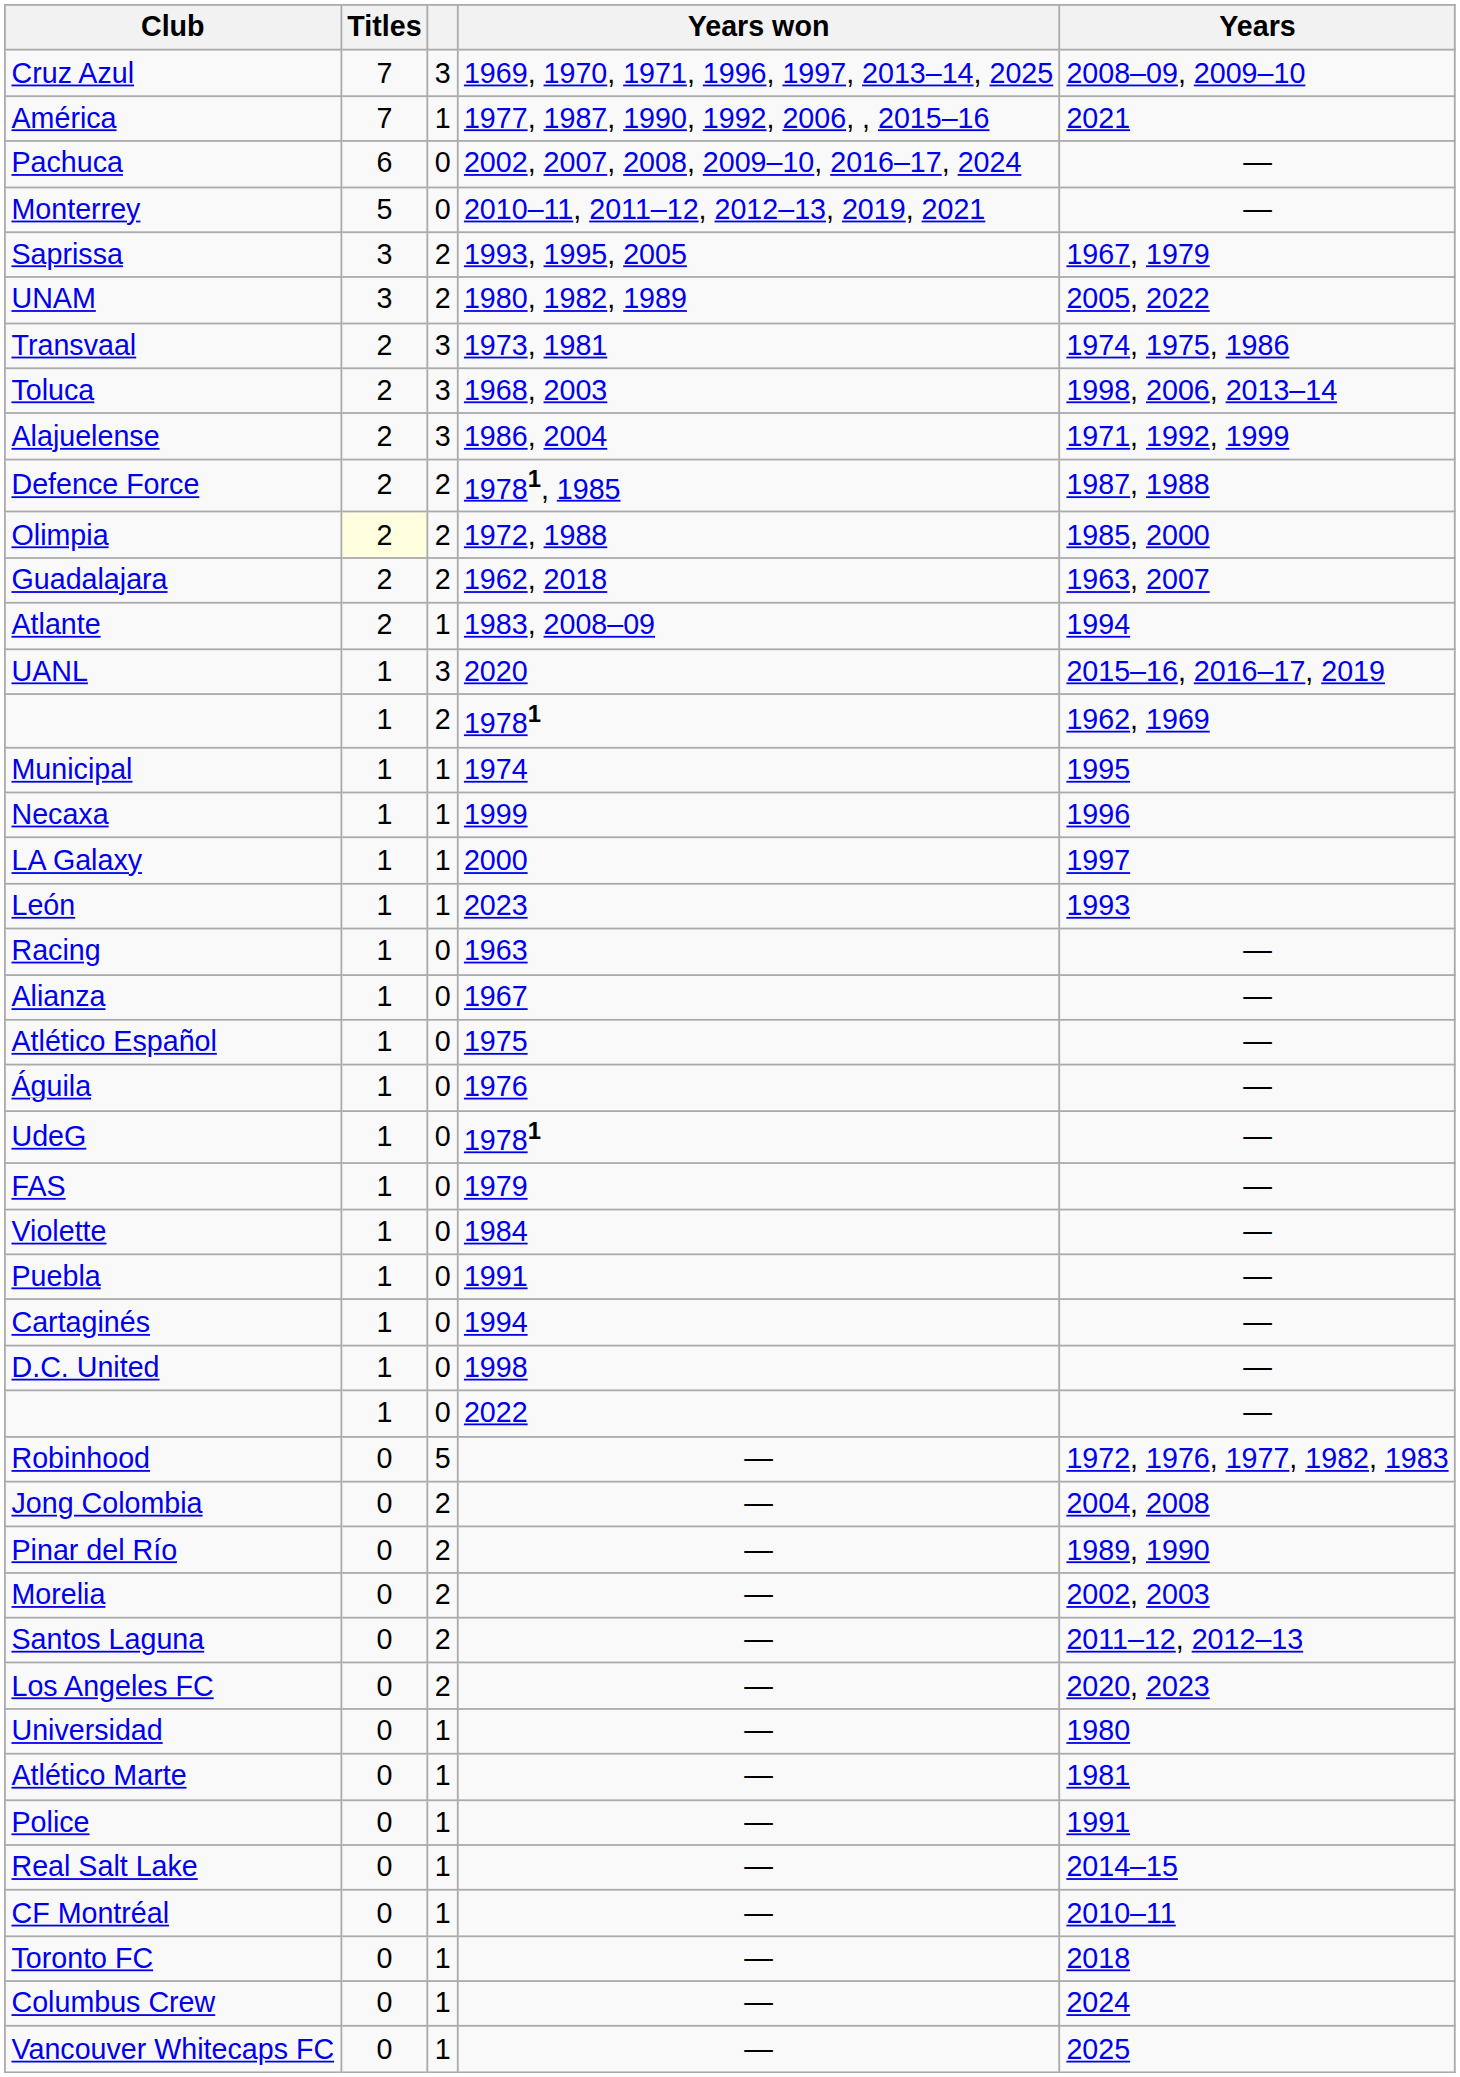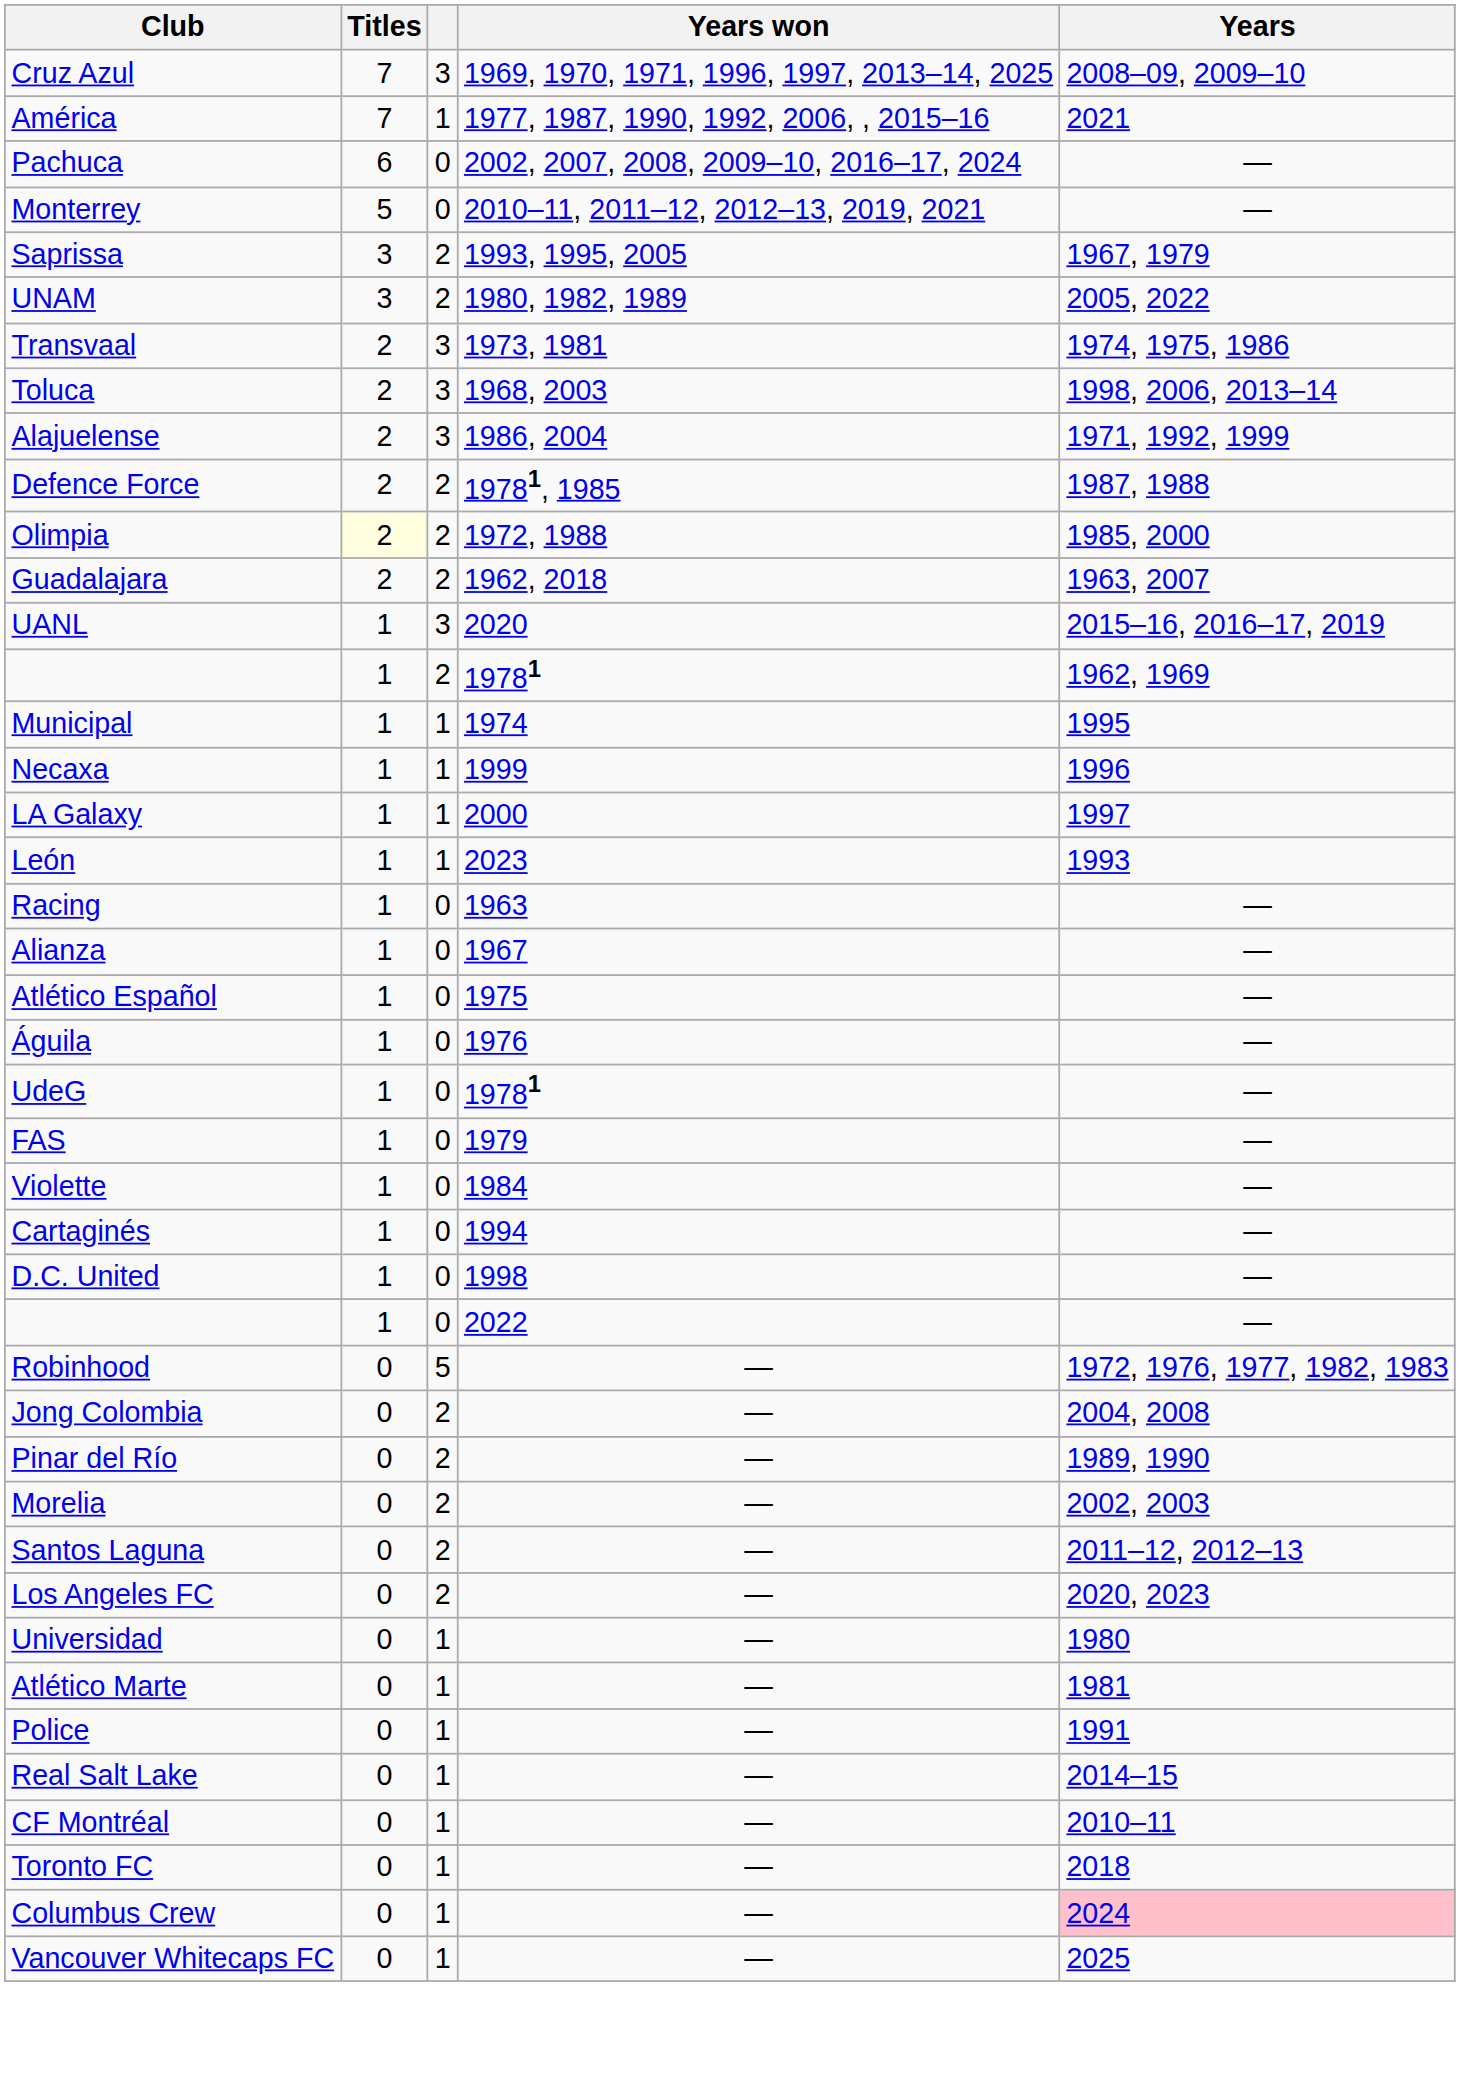- row: (56, 625)
- row: (56, 1276)
(1098, 2003) no background -> (1098, 1912) pink background
